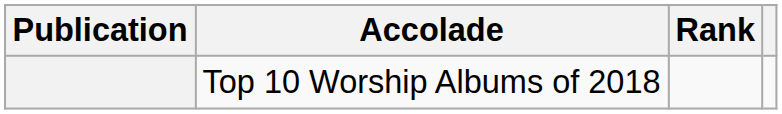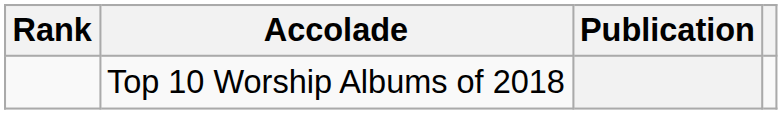columns swapped: (100, 30) <-> (715, 30)
